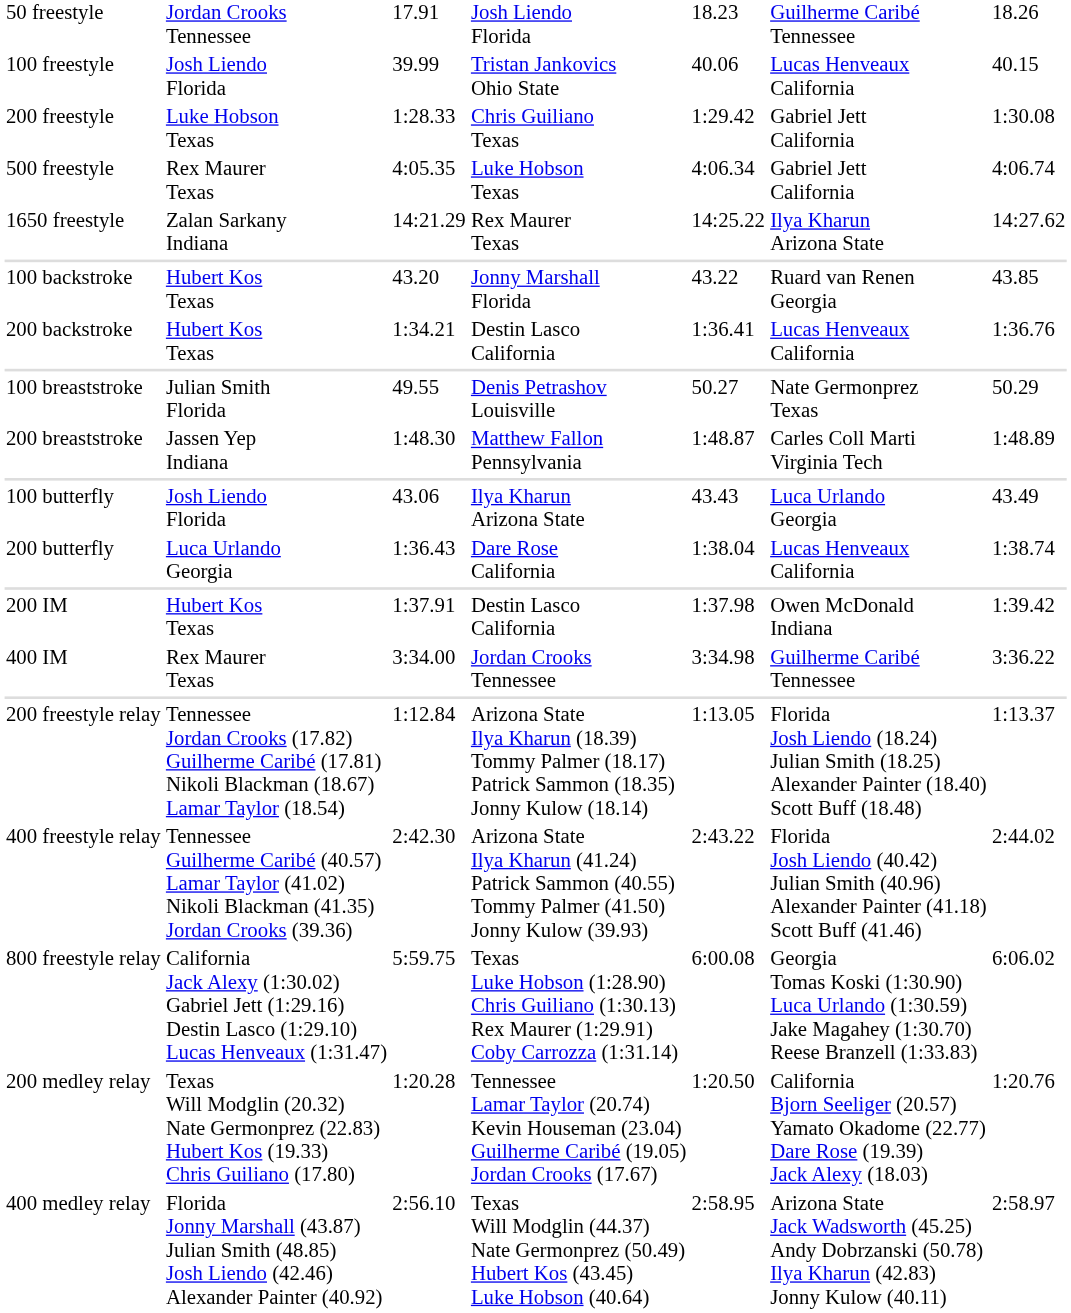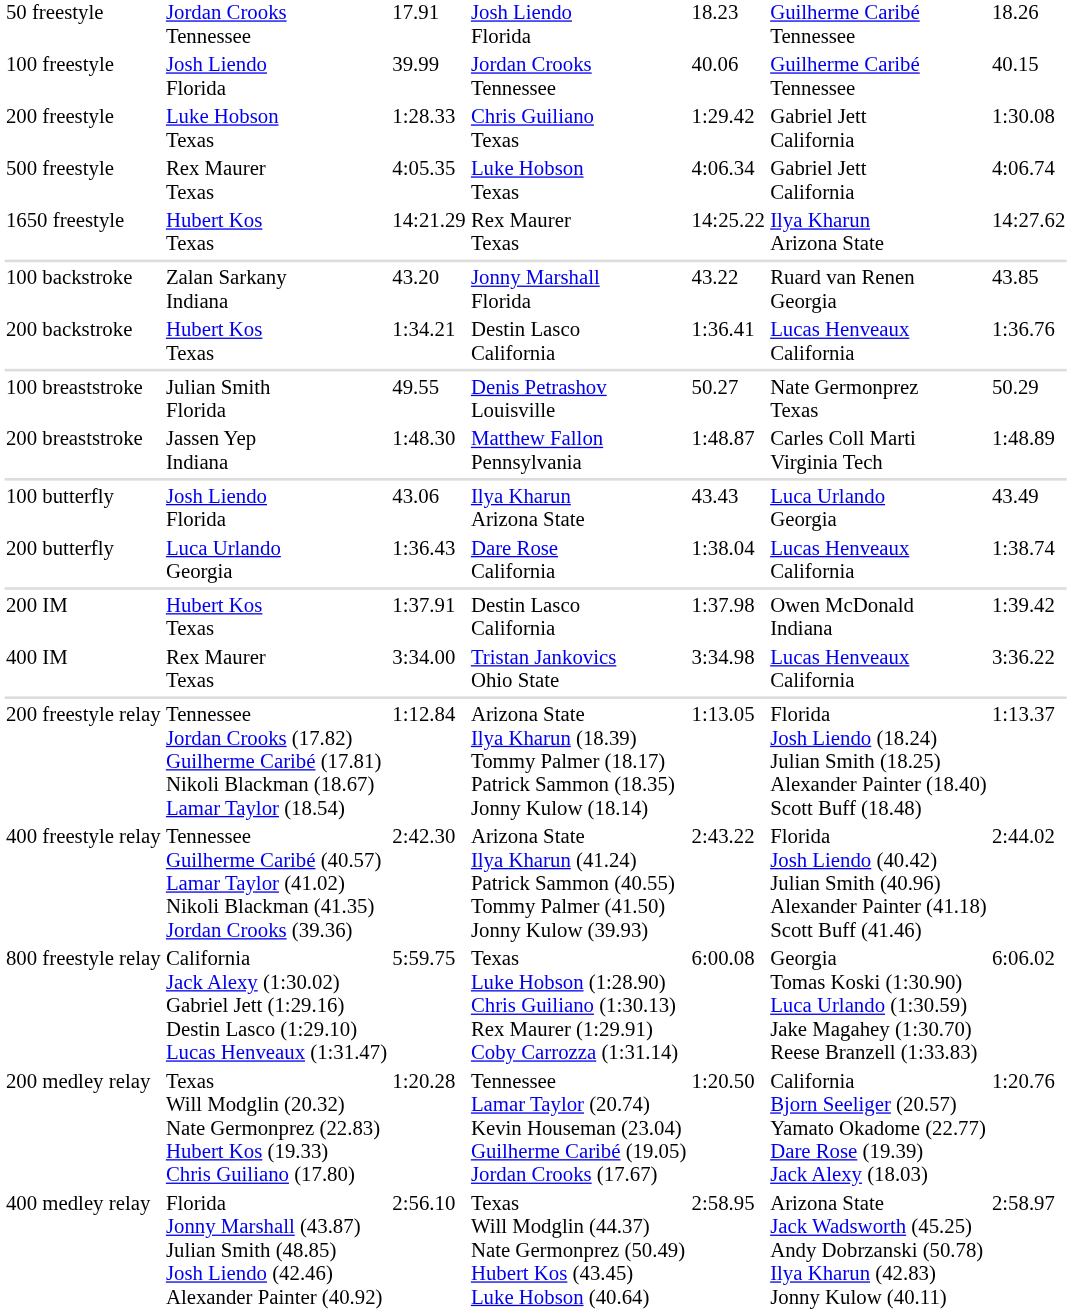(544, 76) Tristan Jankovics Ohio State -> (531, 76) Jordan Crooks Tennessee
(840, 76) Lucas Henveaux California -> (845, 76) Guilherme Caribé Tennessee
(226, 232) Zalan Sarkany Indiana -> (214, 232) Hubert Kos Texas
(214, 289) Hubert Kos Texas -> (226, 289) Zalan Sarkany Indiana
(531, 668) Jordan Crooks Tennessee -> (544, 668) Tristan Jankovics Ohio State
(845, 668) Guilherme Caribé Tennessee -> (840, 668) Lucas Henveaux California
